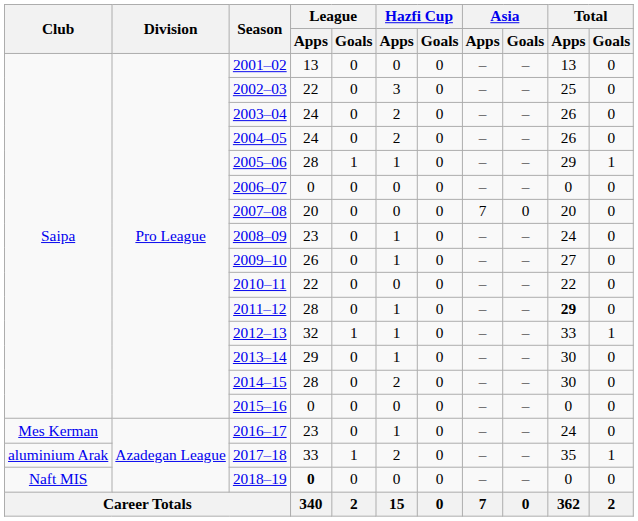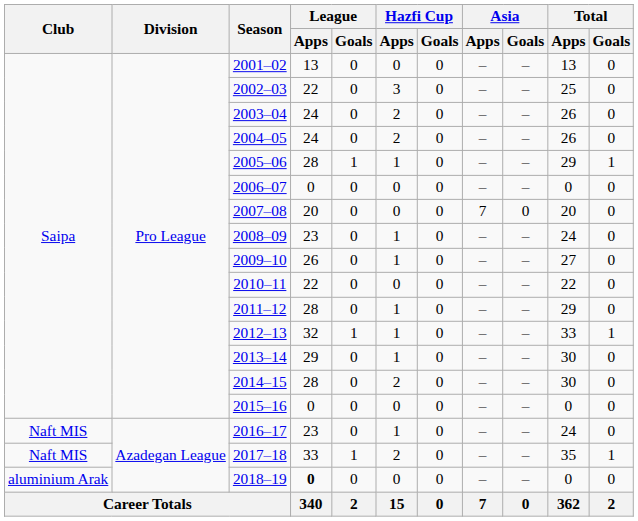(568, 308) bold -> (568, 308) normal
(58, 430) Mes Kerman -> (58, 430) Naft MIS
(58, 455) aluminium Arak -> (58, 455) Naft MIS
(58, 479) Naft MIS -> (58, 479) aluminium Arak
